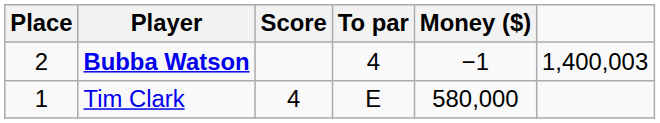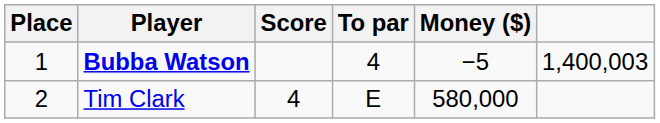(41, 61) 2 -> (41, 61) 1
(475, 61) −1 -> (475, 61) −5
(41, 99) 1 -> (41, 99) 2
